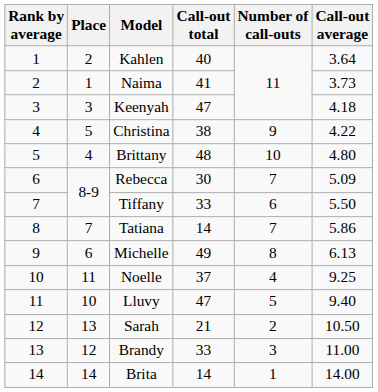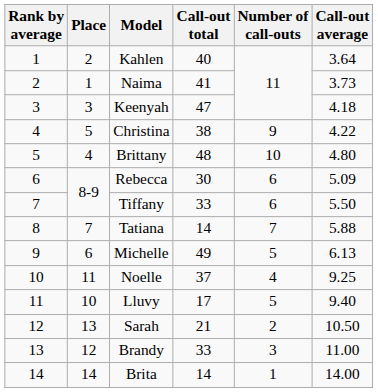(273, 180) 7 -> (273, 180) 6
(342, 228) 5.86 -> (342, 228) 5.88
(273, 253) 8 -> (273, 253) 5
(203, 301) 47 -> (203, 301) 17
